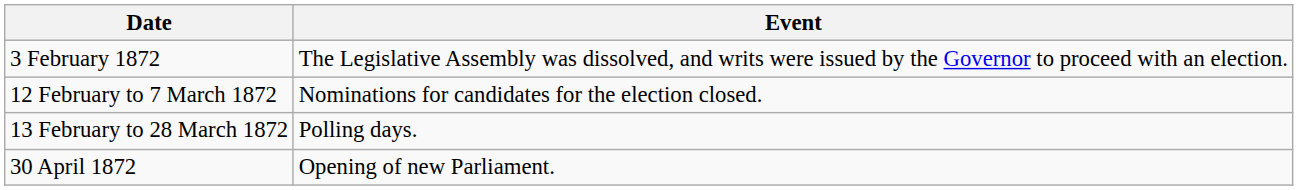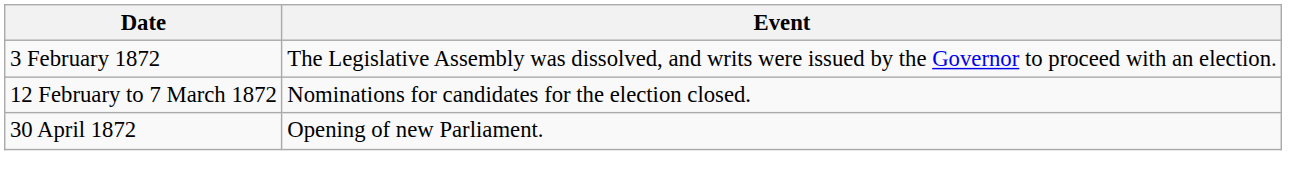- row: (149, 130)
